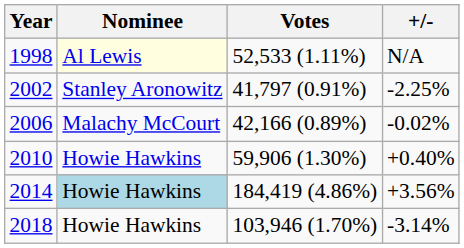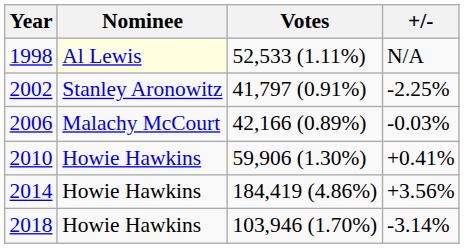(418, 123) -0.02% -> (418, 123) -0.03%
(421, 157) +0.40% -> (421, 157) +0.41%
(132, 191) lightblue background -> (132, 191) no background
